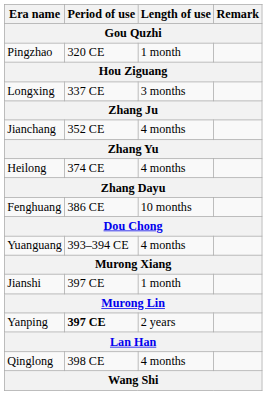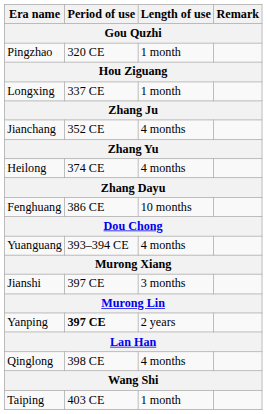(163, 91) 3 months -> (161, 91) 1 month
(161, 284) 1 month -> (163, 284) 3 months
+ row: (26, 399)
